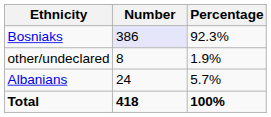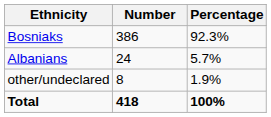(127, 36) lavender background -> (127, 36) no background
rows swapped: (37, 79) <-> (59, 58)
